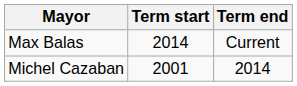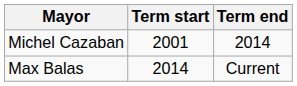rows swapped: (66, 68) <-> (46, 42)
